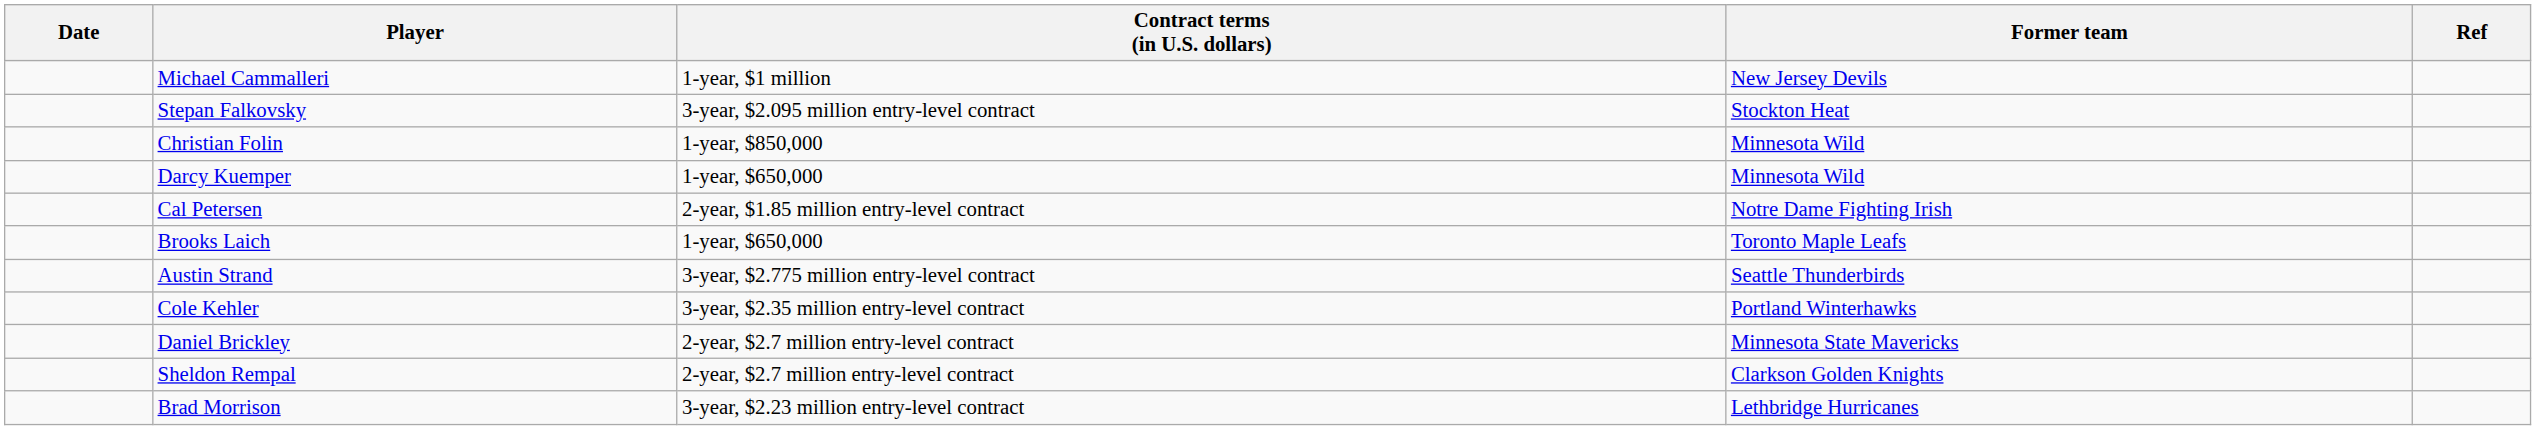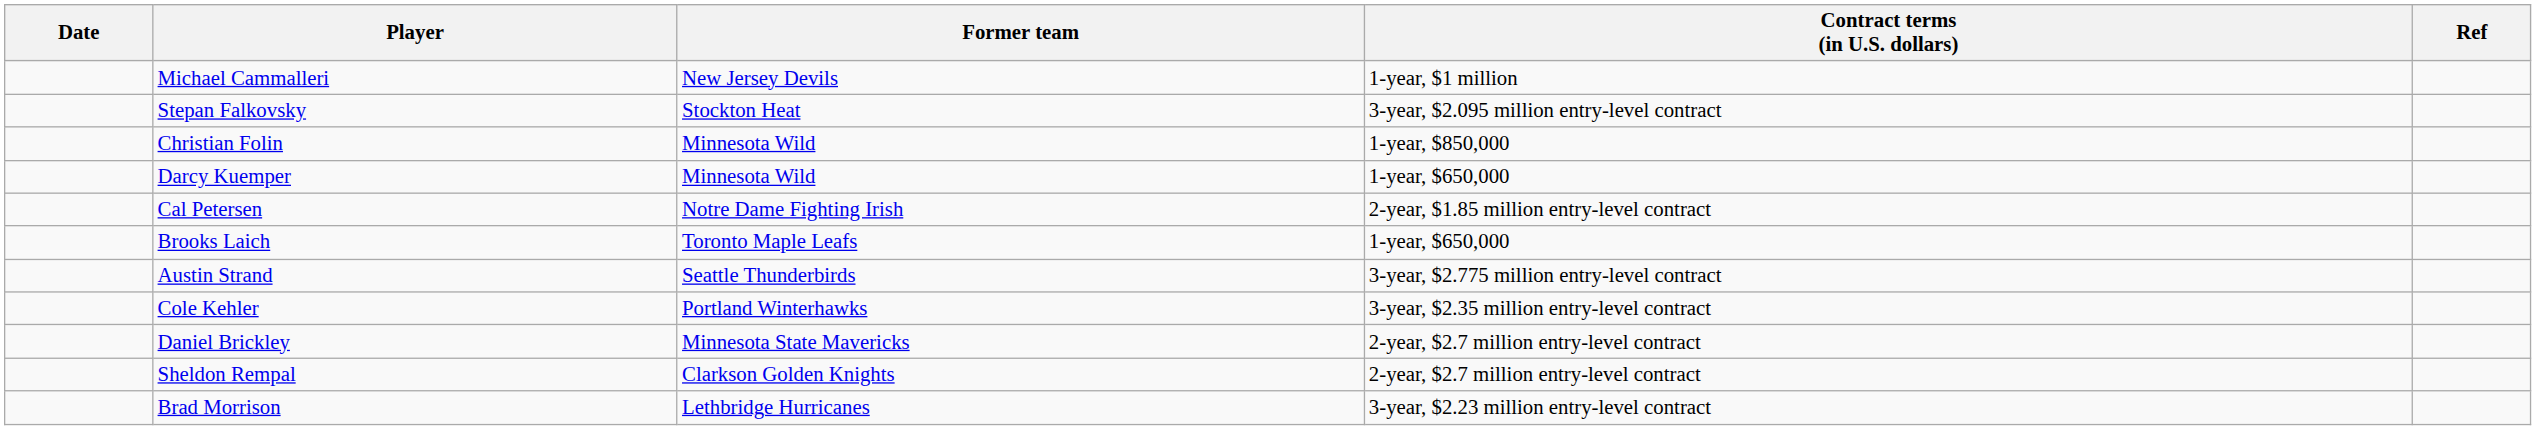columns swapped: (2069, 32) <-> (1202, 32)
